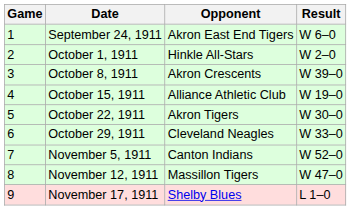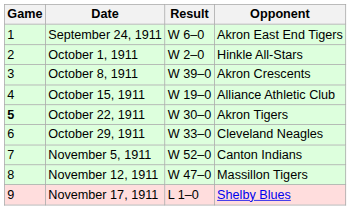columns swapped: (231, 14) <-> (321, 14)
(11, 114) normal -> (11, 114) bold
